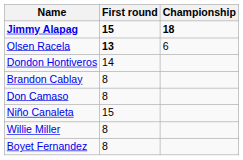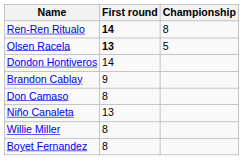- row: (42, 29)
+ row: (46, 29)
(166, 46) 6 -> (166, 46) 5
(105, 79) 8 -> (105, 79) 9
(108, 113) 15 -> (108, 113) 13
